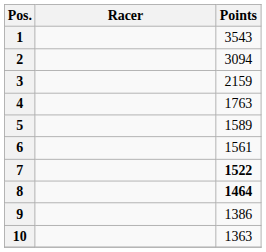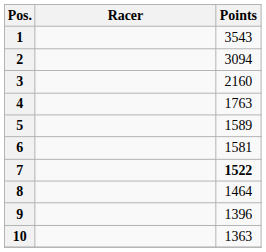(238, 81) 2159 -> (238, 81) 2160
(238, 147) 1561 -> (238, 147) 1581
(238, 192) bold -> (238, 192) normal
(238, 214) 1386 -> (238, 214) 1396
